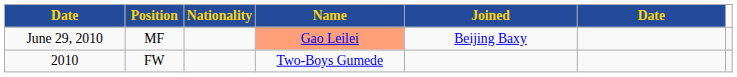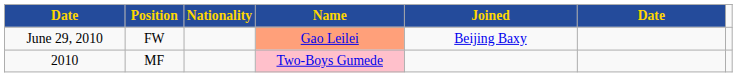(154, 38) MF -> (154, 38) FW
(154, 61) FW -> (154, 61) MF
(330, 61) no background -> (330, 61) pink background
